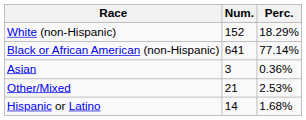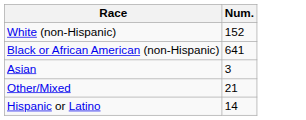- column: (279, 13)
